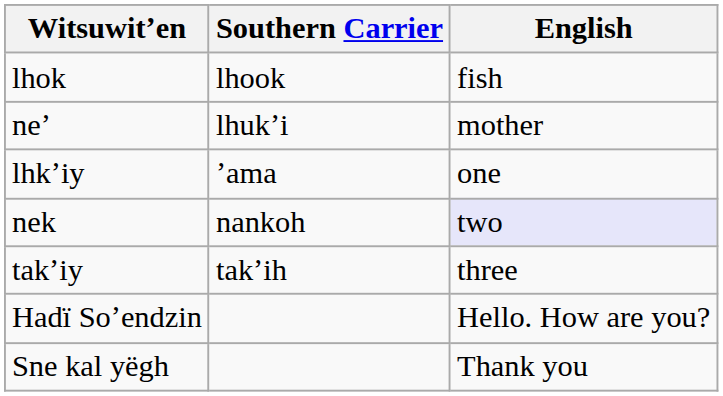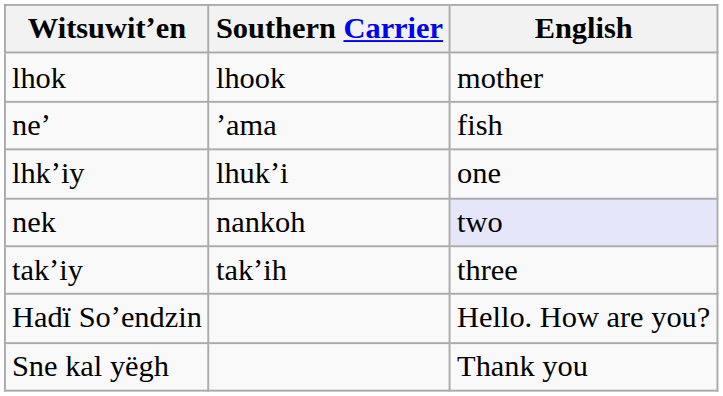(480, 76) fish -> (500, 76) mother
(252, 125) lhukʼi -> (246, 125) ʼama
(500, 125) mother -> (480, 125) fish
(246, 173) ʼama -> (252, 173) lhukʼi
